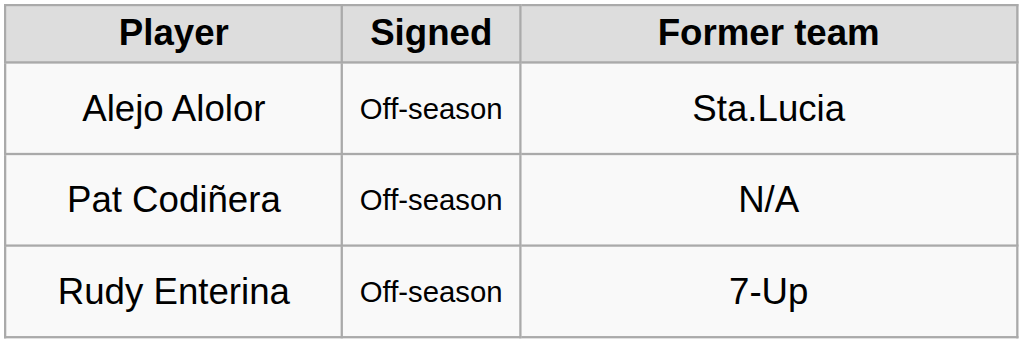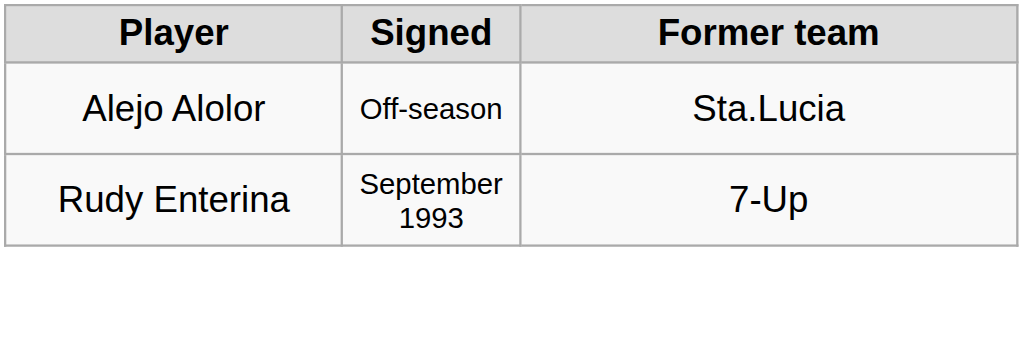- row: (174, 200)
(431, 292) Off-season -> (431, 201) September 1993
